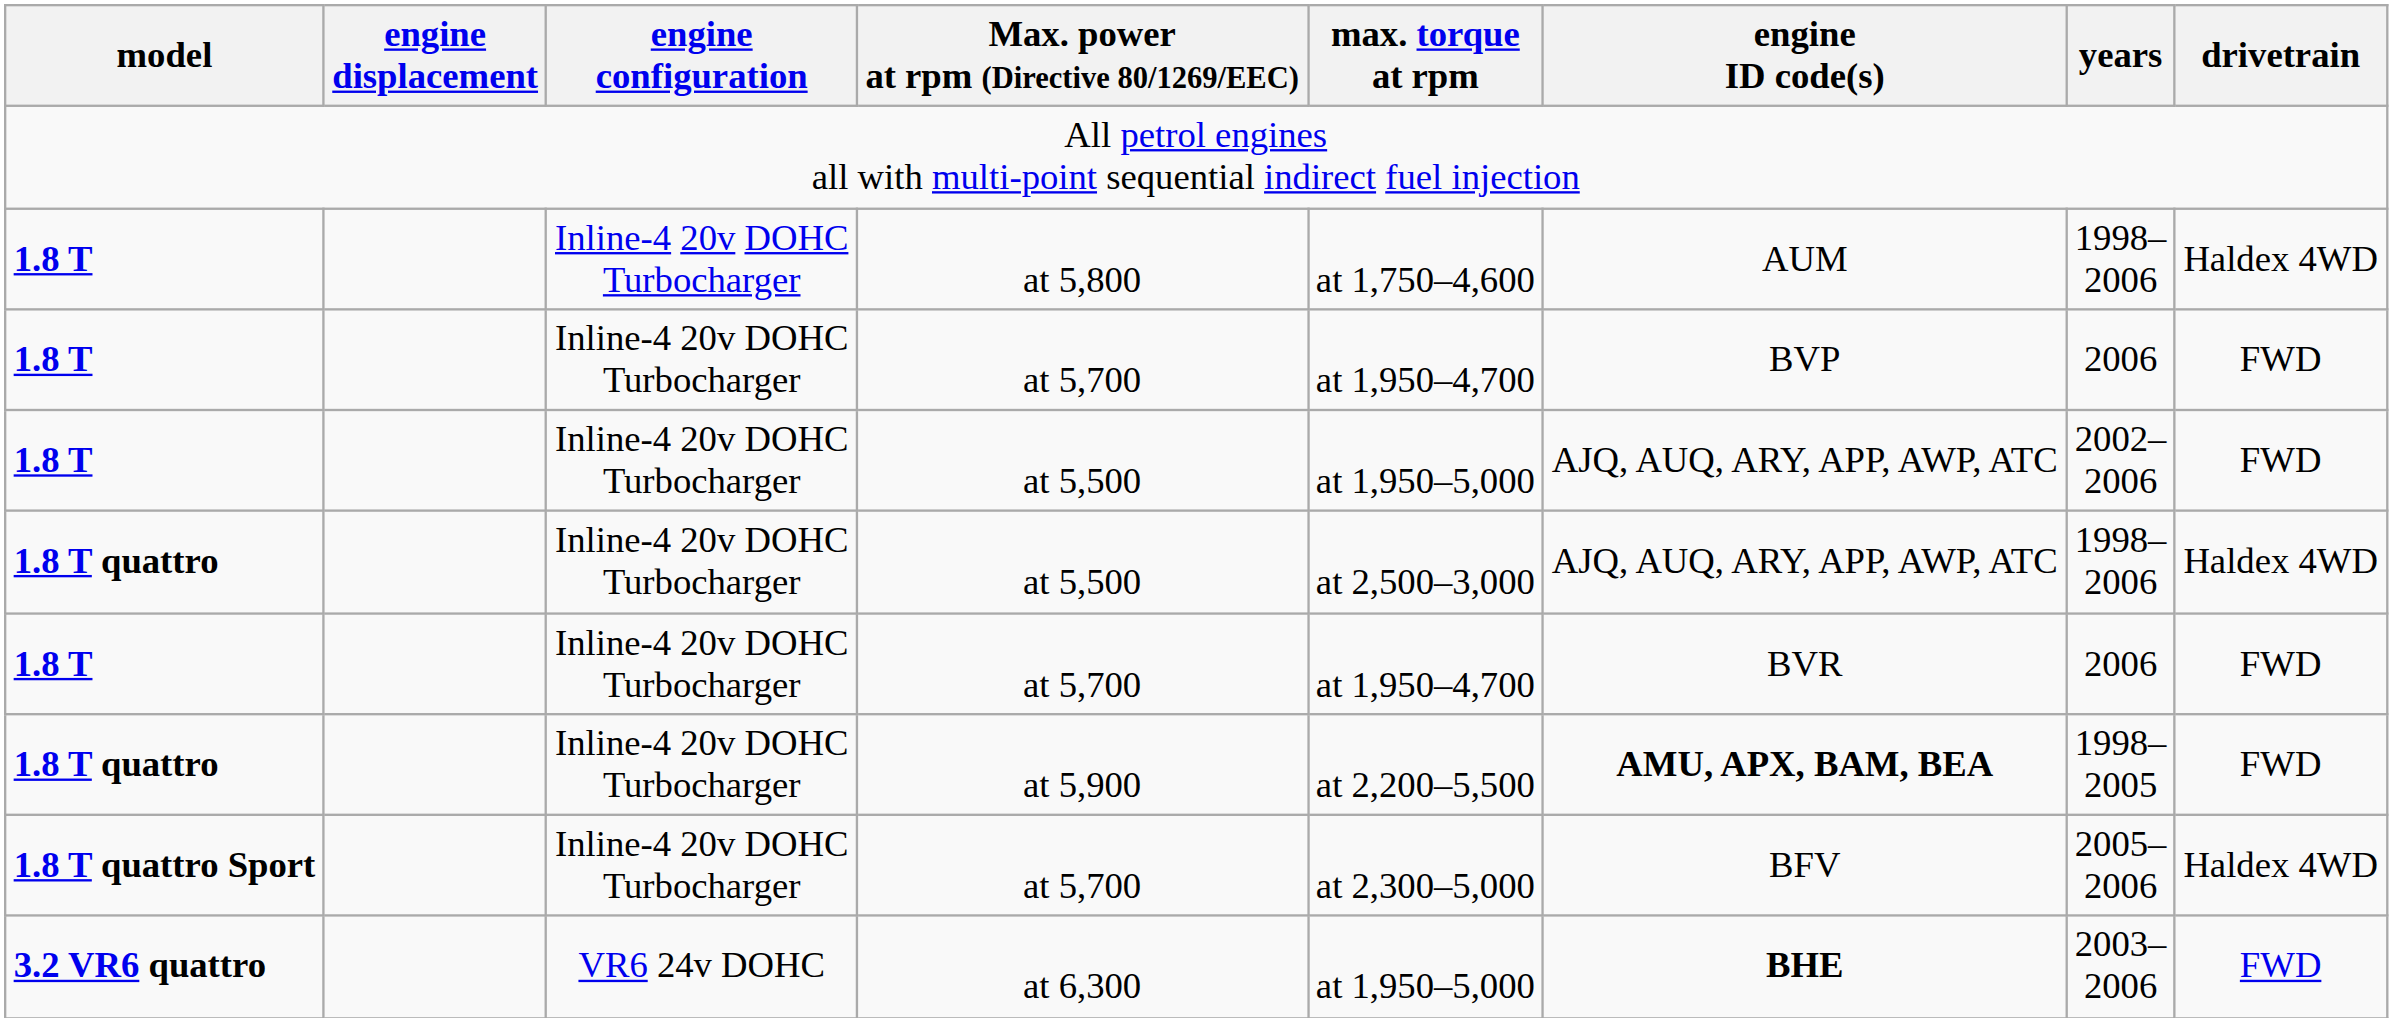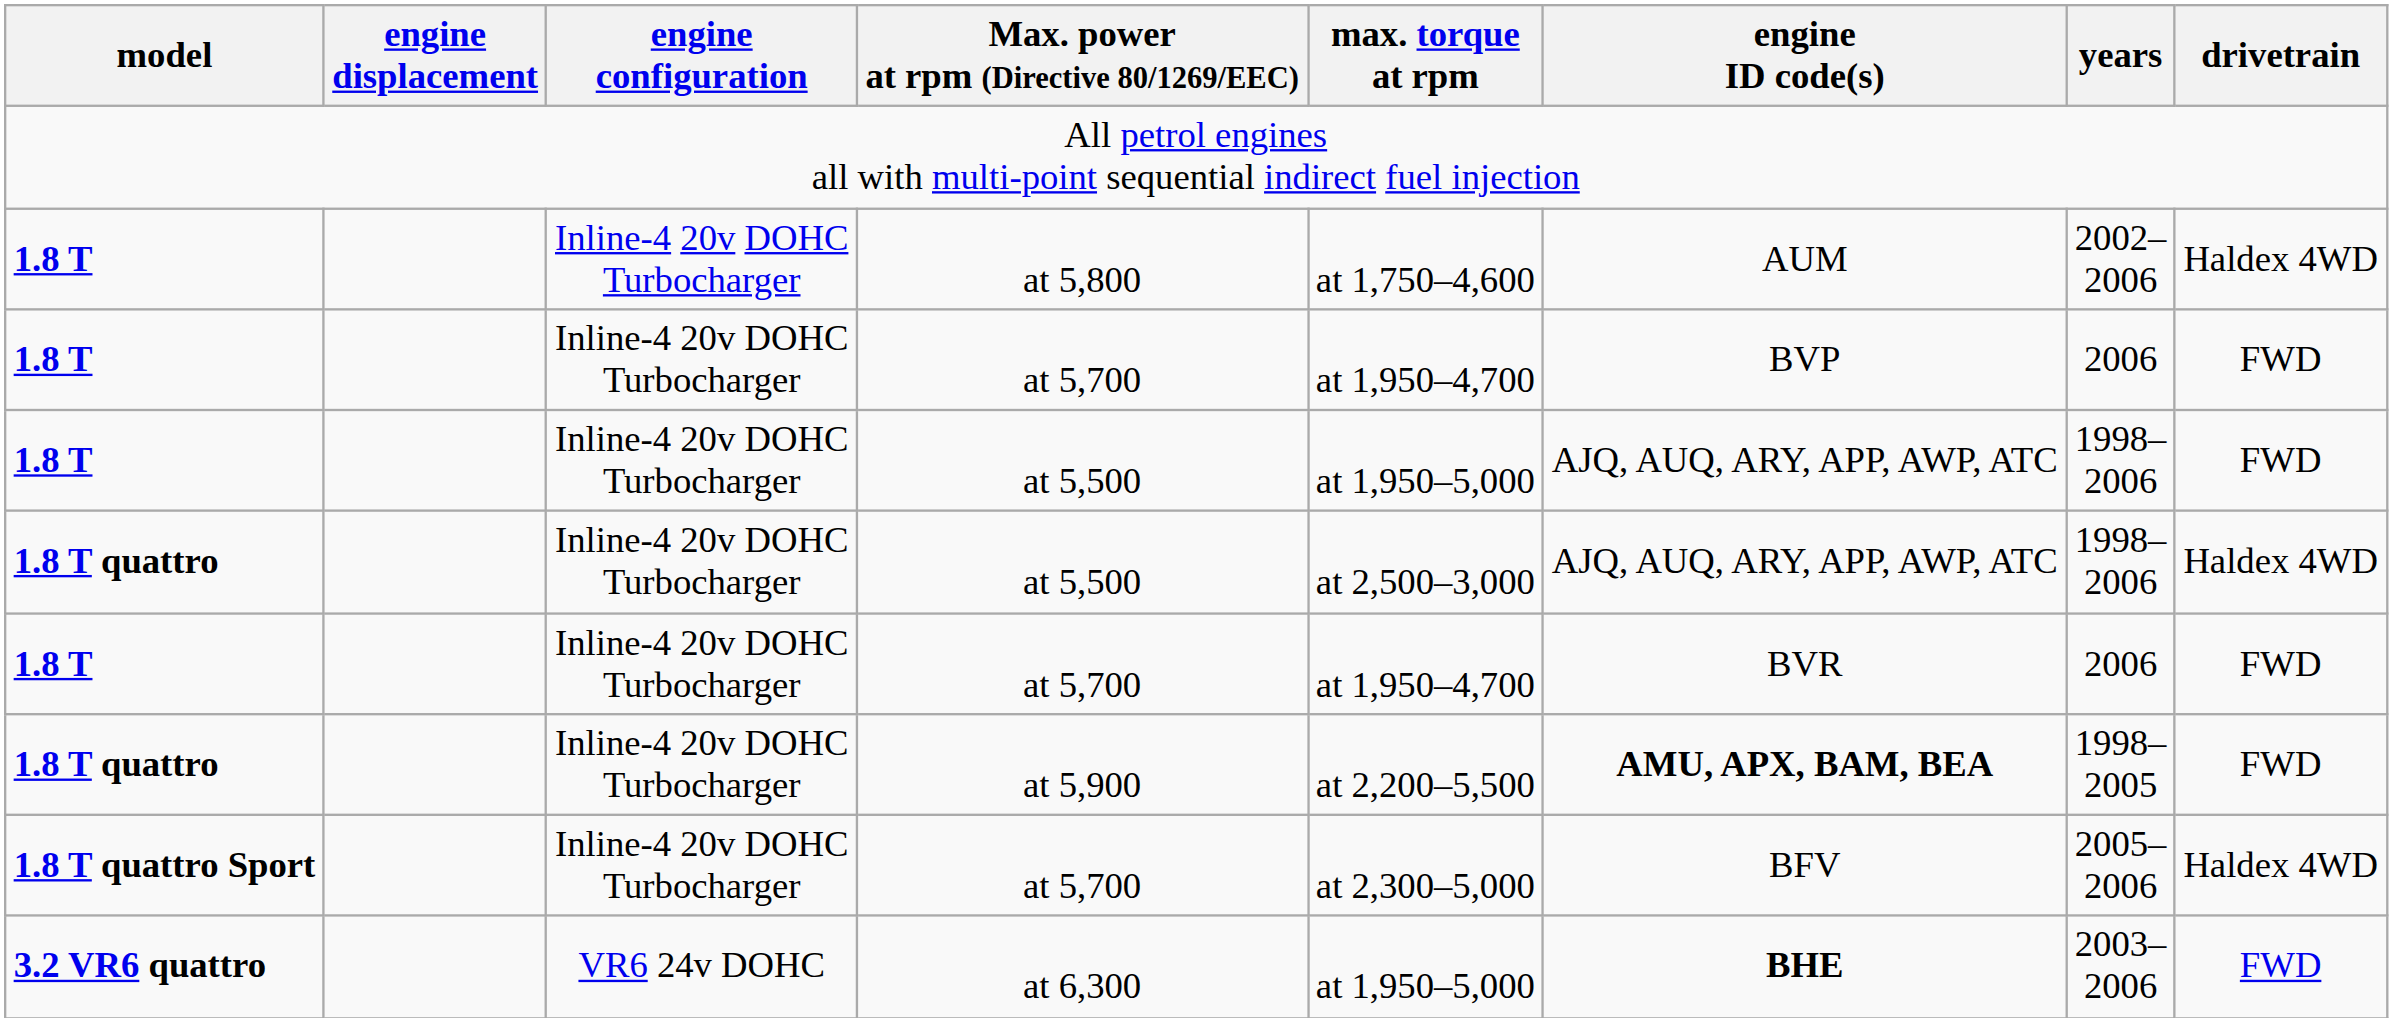(2121, 257) 1998– 2006 -> (2121, 257) 2002– 2006
(2121, 459) 2002– 2006 -> (2121, 459) 1998– 2006
